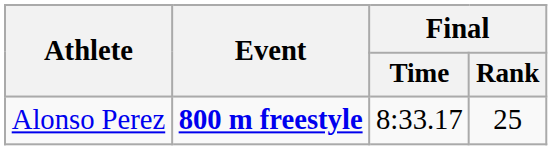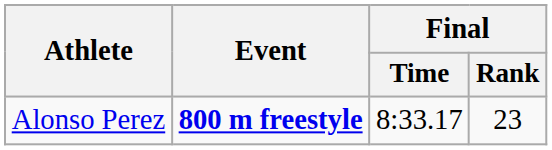(508, 120) 25 -> (508, 120) 23
